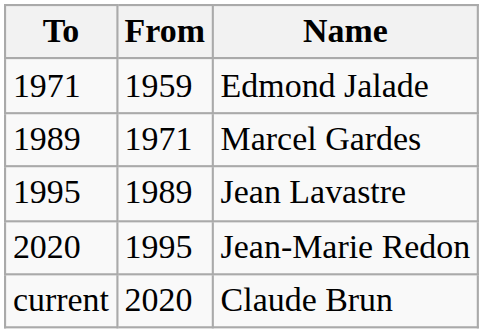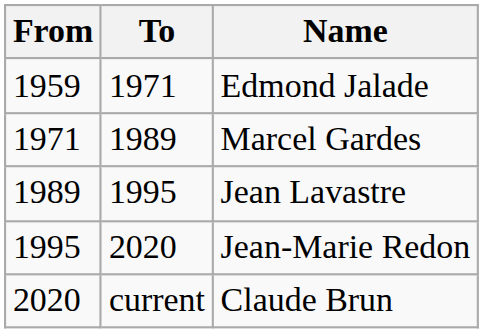columns swapped: (165, 31) <-> (61, 31)
